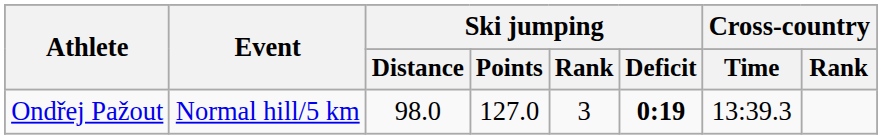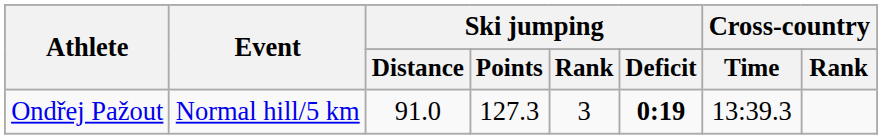(418, 111) 98.0 -> (418, 111) 91.0
(509, 111) 127.0 -> (509, 111) 127.3
